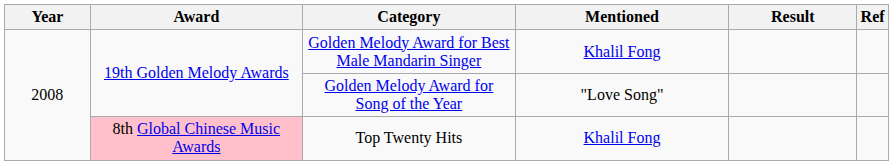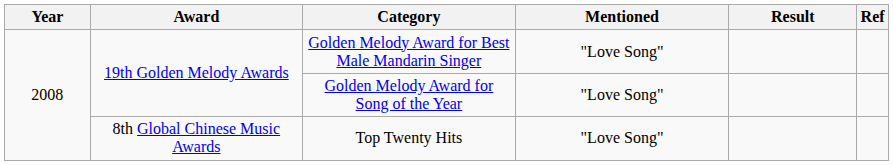(622, 51) Khalil Fong -> (622, 51) "Love Song"
(196, 138) pink background -> (196, 138) no background
(622, 138) Khalil Fong -> (622, 138) "Love Song"
